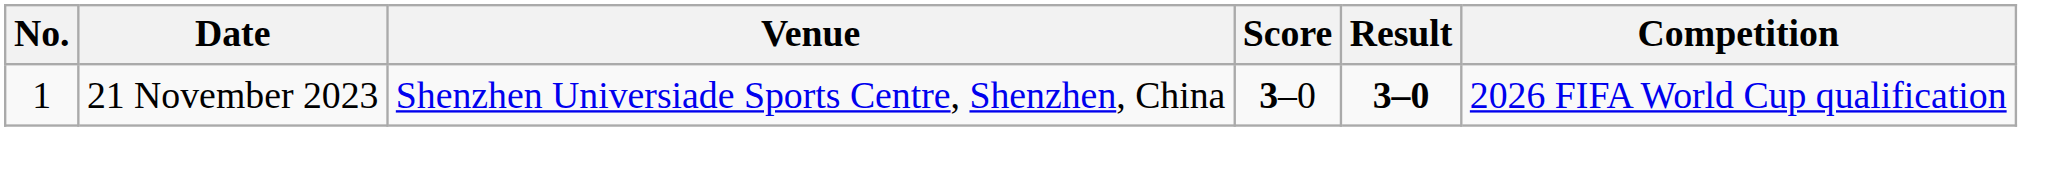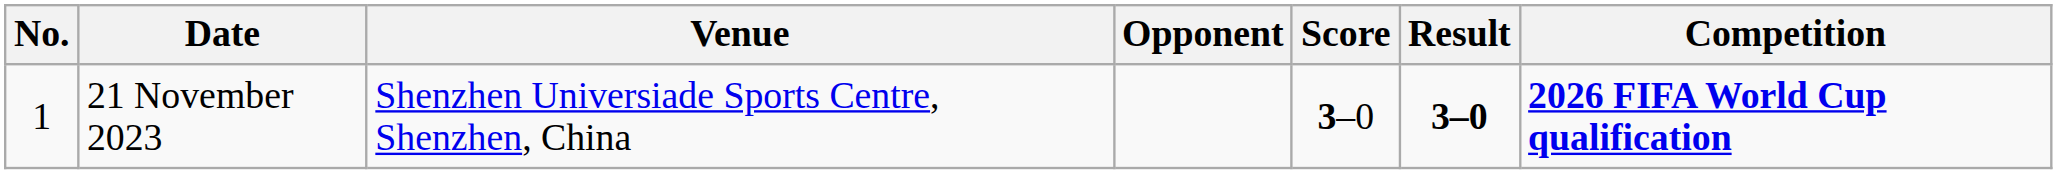+ column: (1203, 34)
(1738, 94) normal -> (1707, 115) bold
